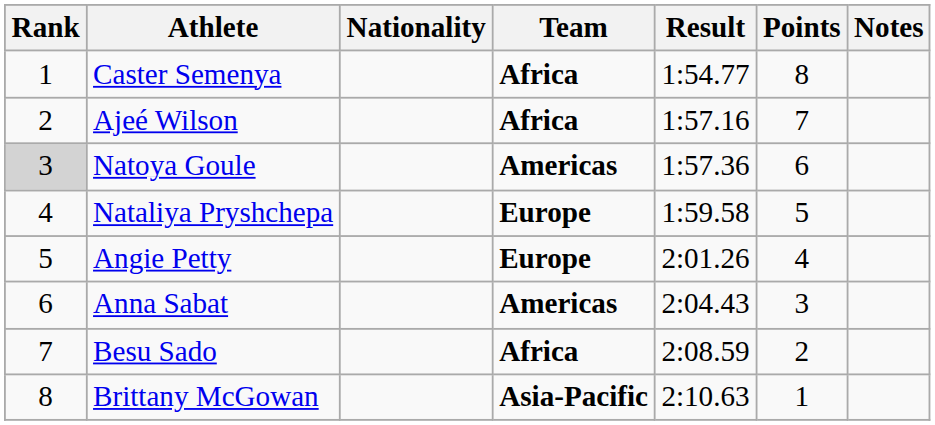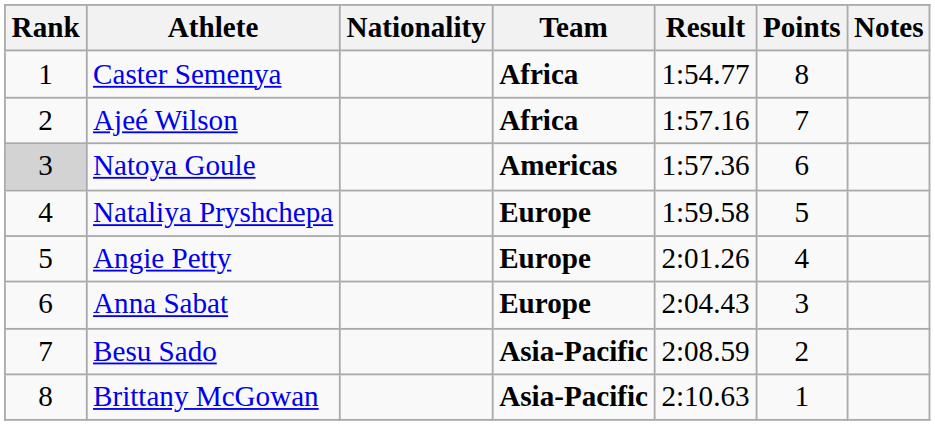(558, 304) Americas -> (545, 304) Europe
(539, 350) Africa -> (574, 350) Asia-Pacific
